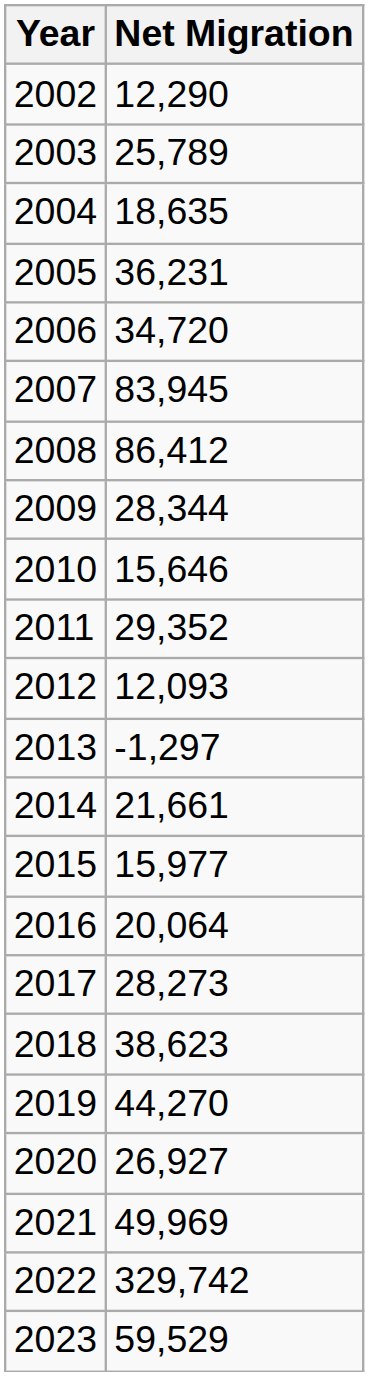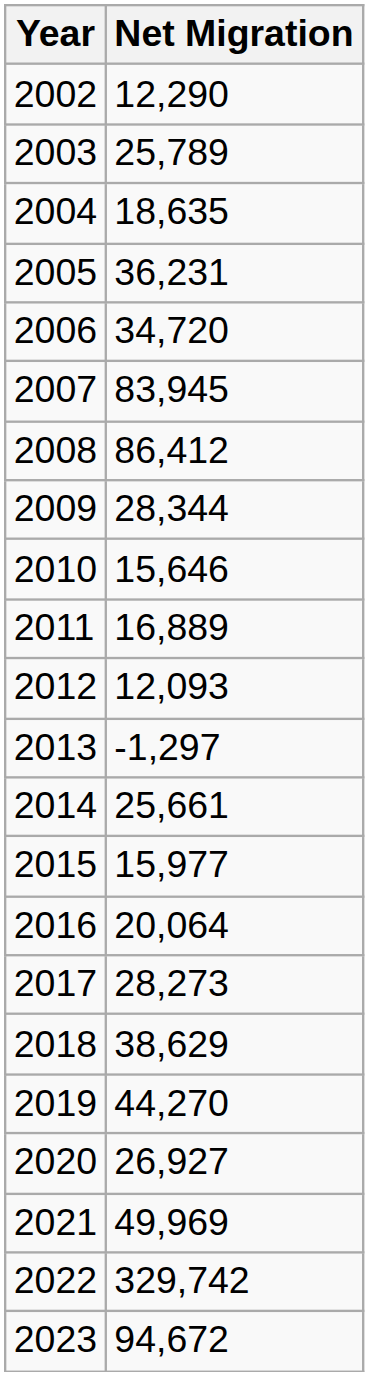(172, 627) 29,352 -> (172, 627) 16,889
(172, 806) 21,661 -> (172, 806) 25,661
(172, 1043) 38,623 -> (172, 1043) 38,629
(172, 1340) 59,529 -> (172, 1340) 94,672
